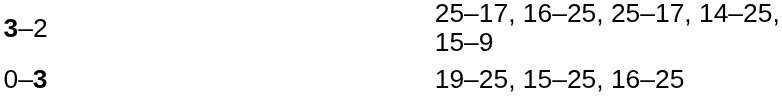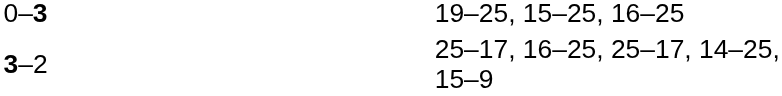rows swapped: (26, 79) <-> (26, 27)
